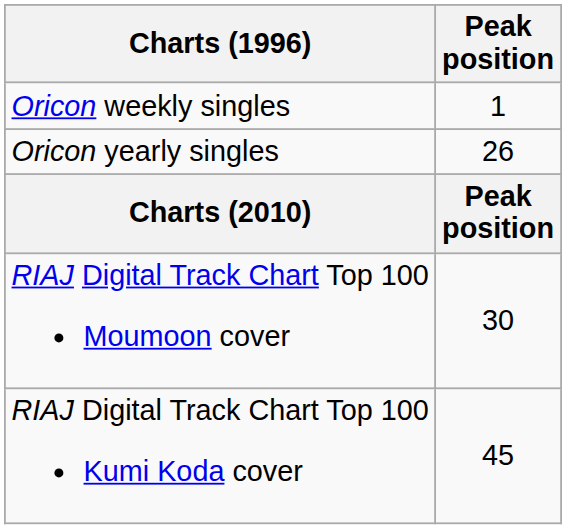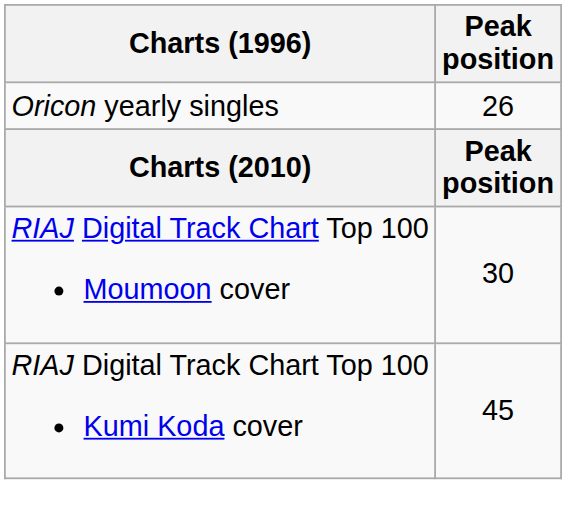- row: (151, 105)
